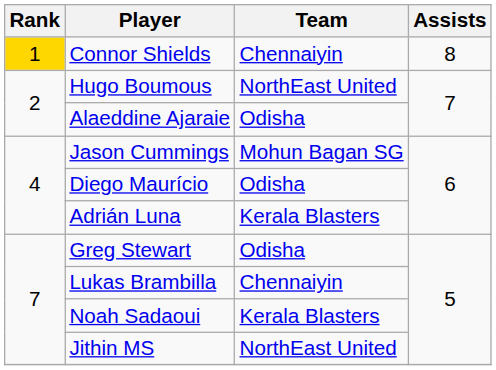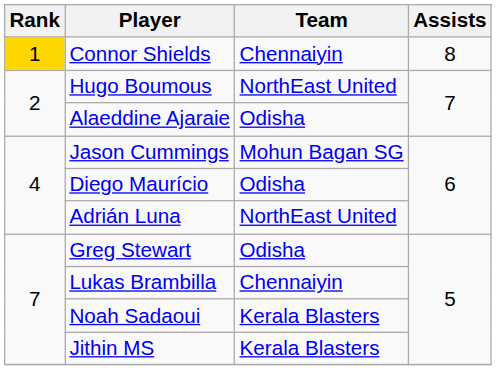(310, 217) Kerala Blasters -> (318, 217) NorthEast United
(318, 348) NorthEast United -> (310, 348) Kerala Blasters
